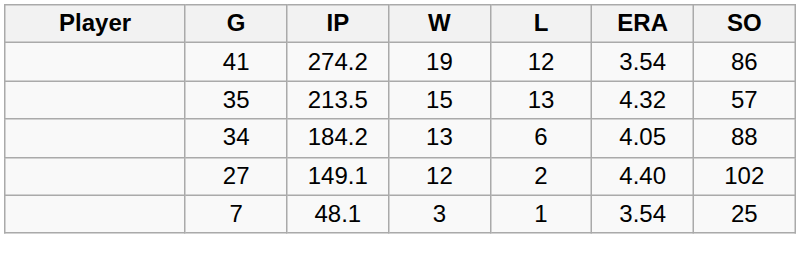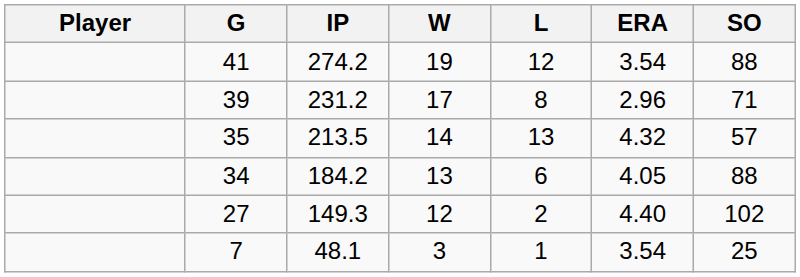(744, 61) 86 -> (744, 61) 88
+ row: (236, 99)
(439, 99) 15 -> (439, 137) 14
(338, 175) 149.1 -> (338, 213) 149.3
